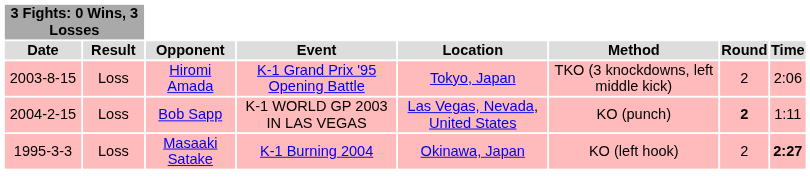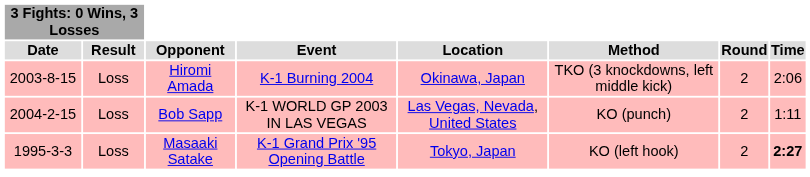(317, 78) K-1 Grand Prix '95 Opening Battle -> (317, 78) K-1 Burning 2004
(473, 78) Tokyo, Japan -> (473, 78) Okinawa, Japan
(744, 114) bold -> (744, 114) normal
(317, 151) K-1 Burning 2004 -> (317, 151) K-1 Grand Prix '95 Opening Battle
(473, 151) Okinawa, Japan -> (473, 151) Tokyo, Japan
